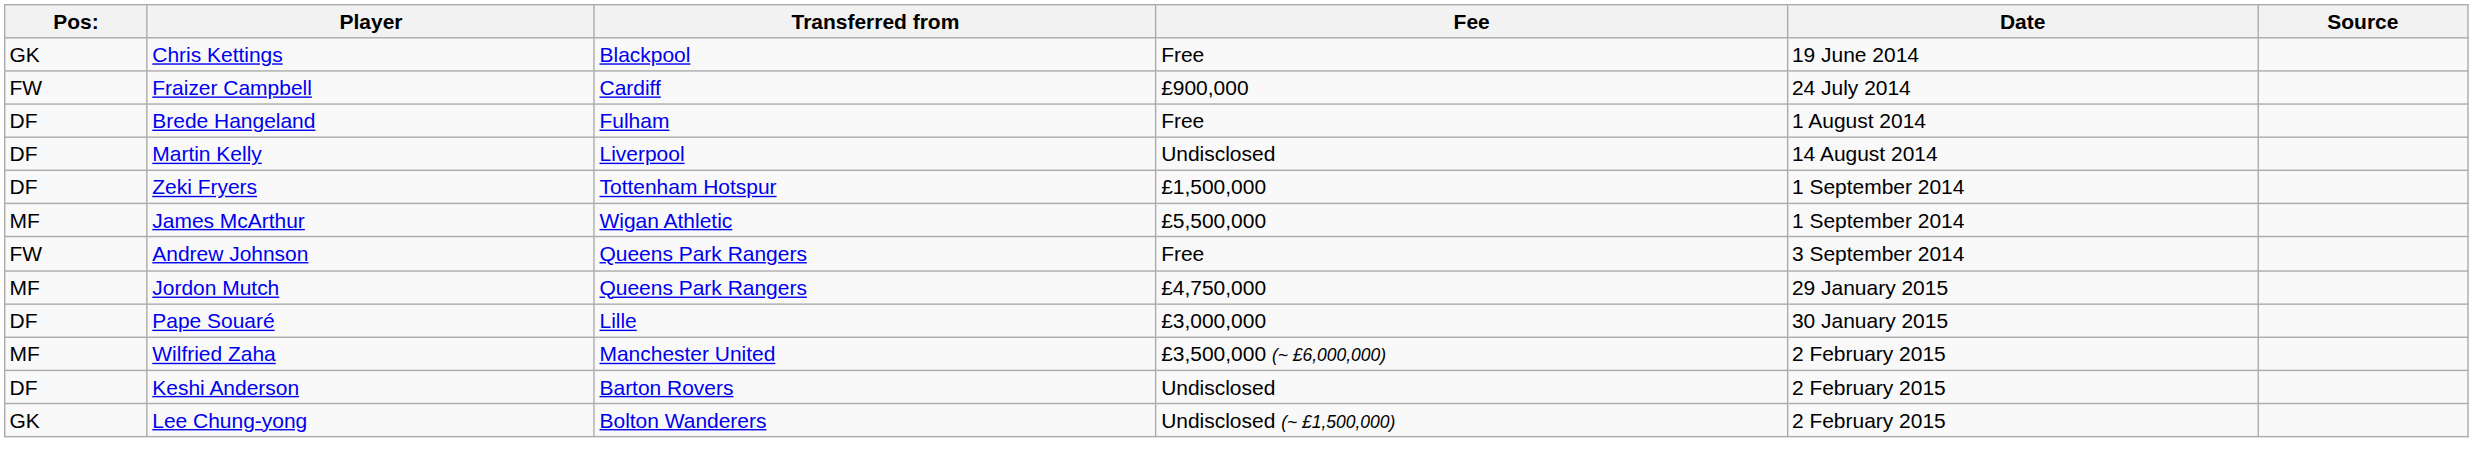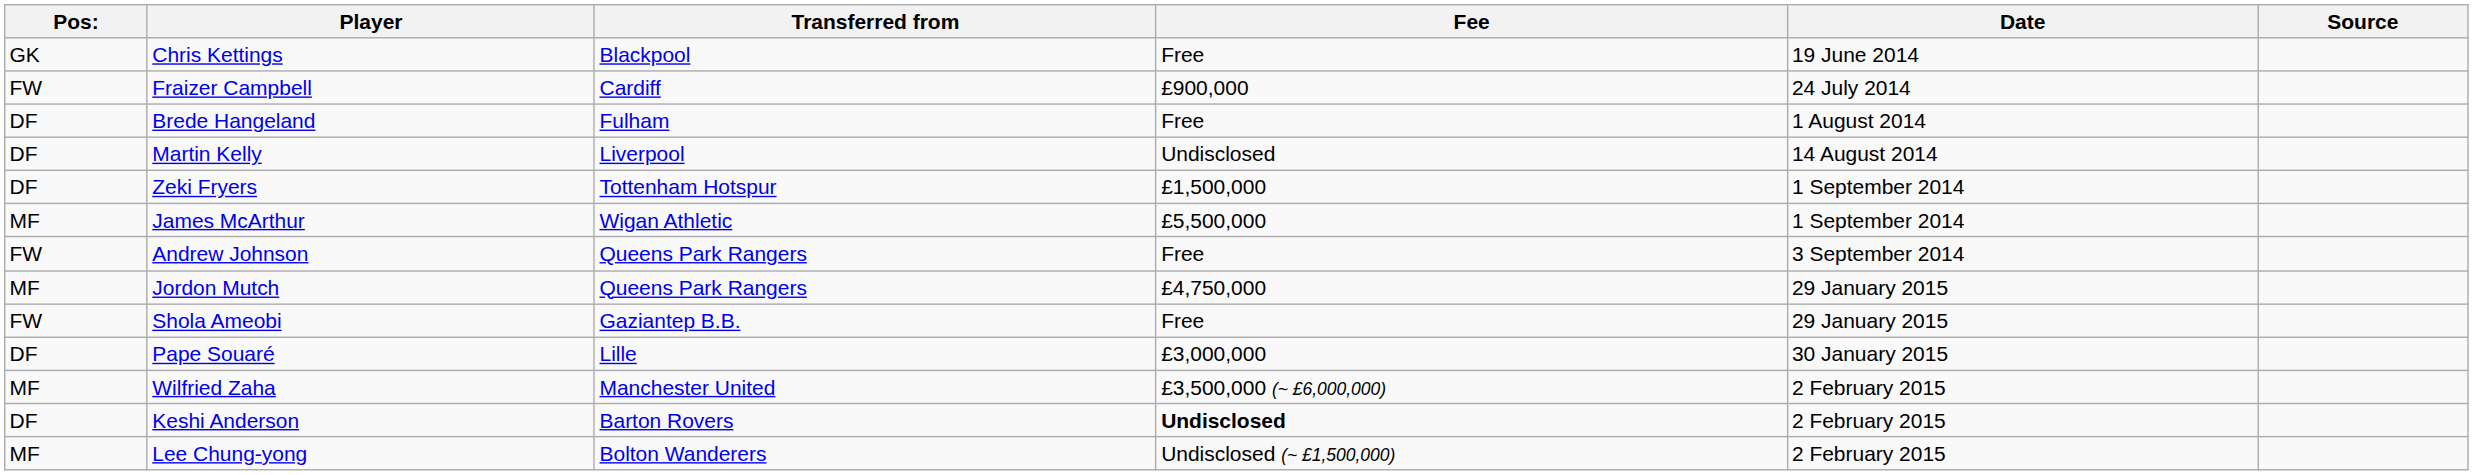+ row: (217, 320)
(1218, 387) normal -> (1223, 420) bold
(25, 420) GK -> (25, 453) MF
